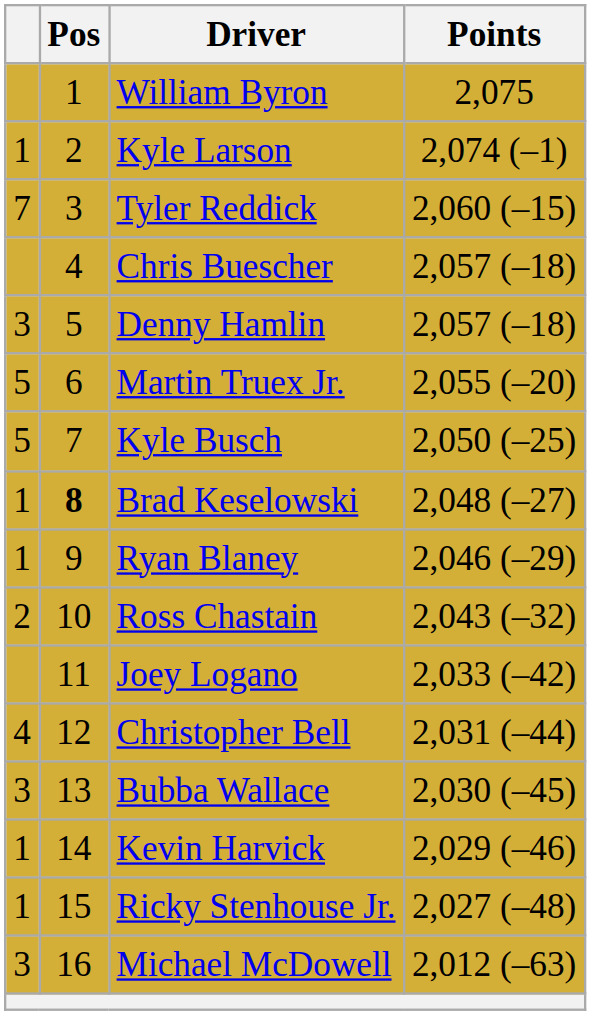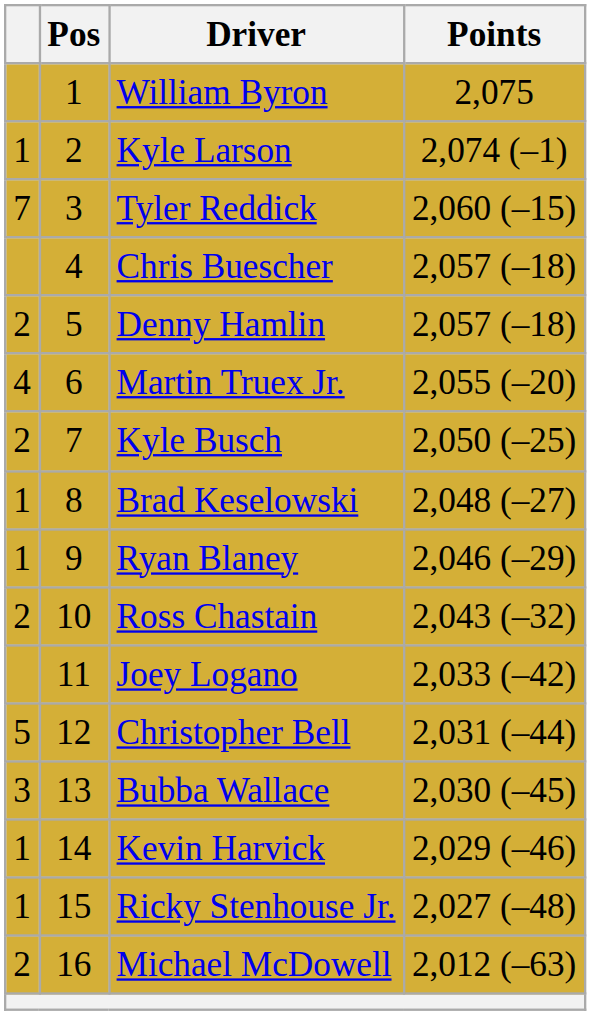(22, 324) 3 -> (22, 324) 2
(22, 382) 5 -> (22, 382) 4
(22, 440) 5 -> (22, 440) 2
(74, 498) bold -> (74, 498) normal
(22, 731) 4 -> (22, 731) 5
(22, 964) 3 -> (22, 964) 2
